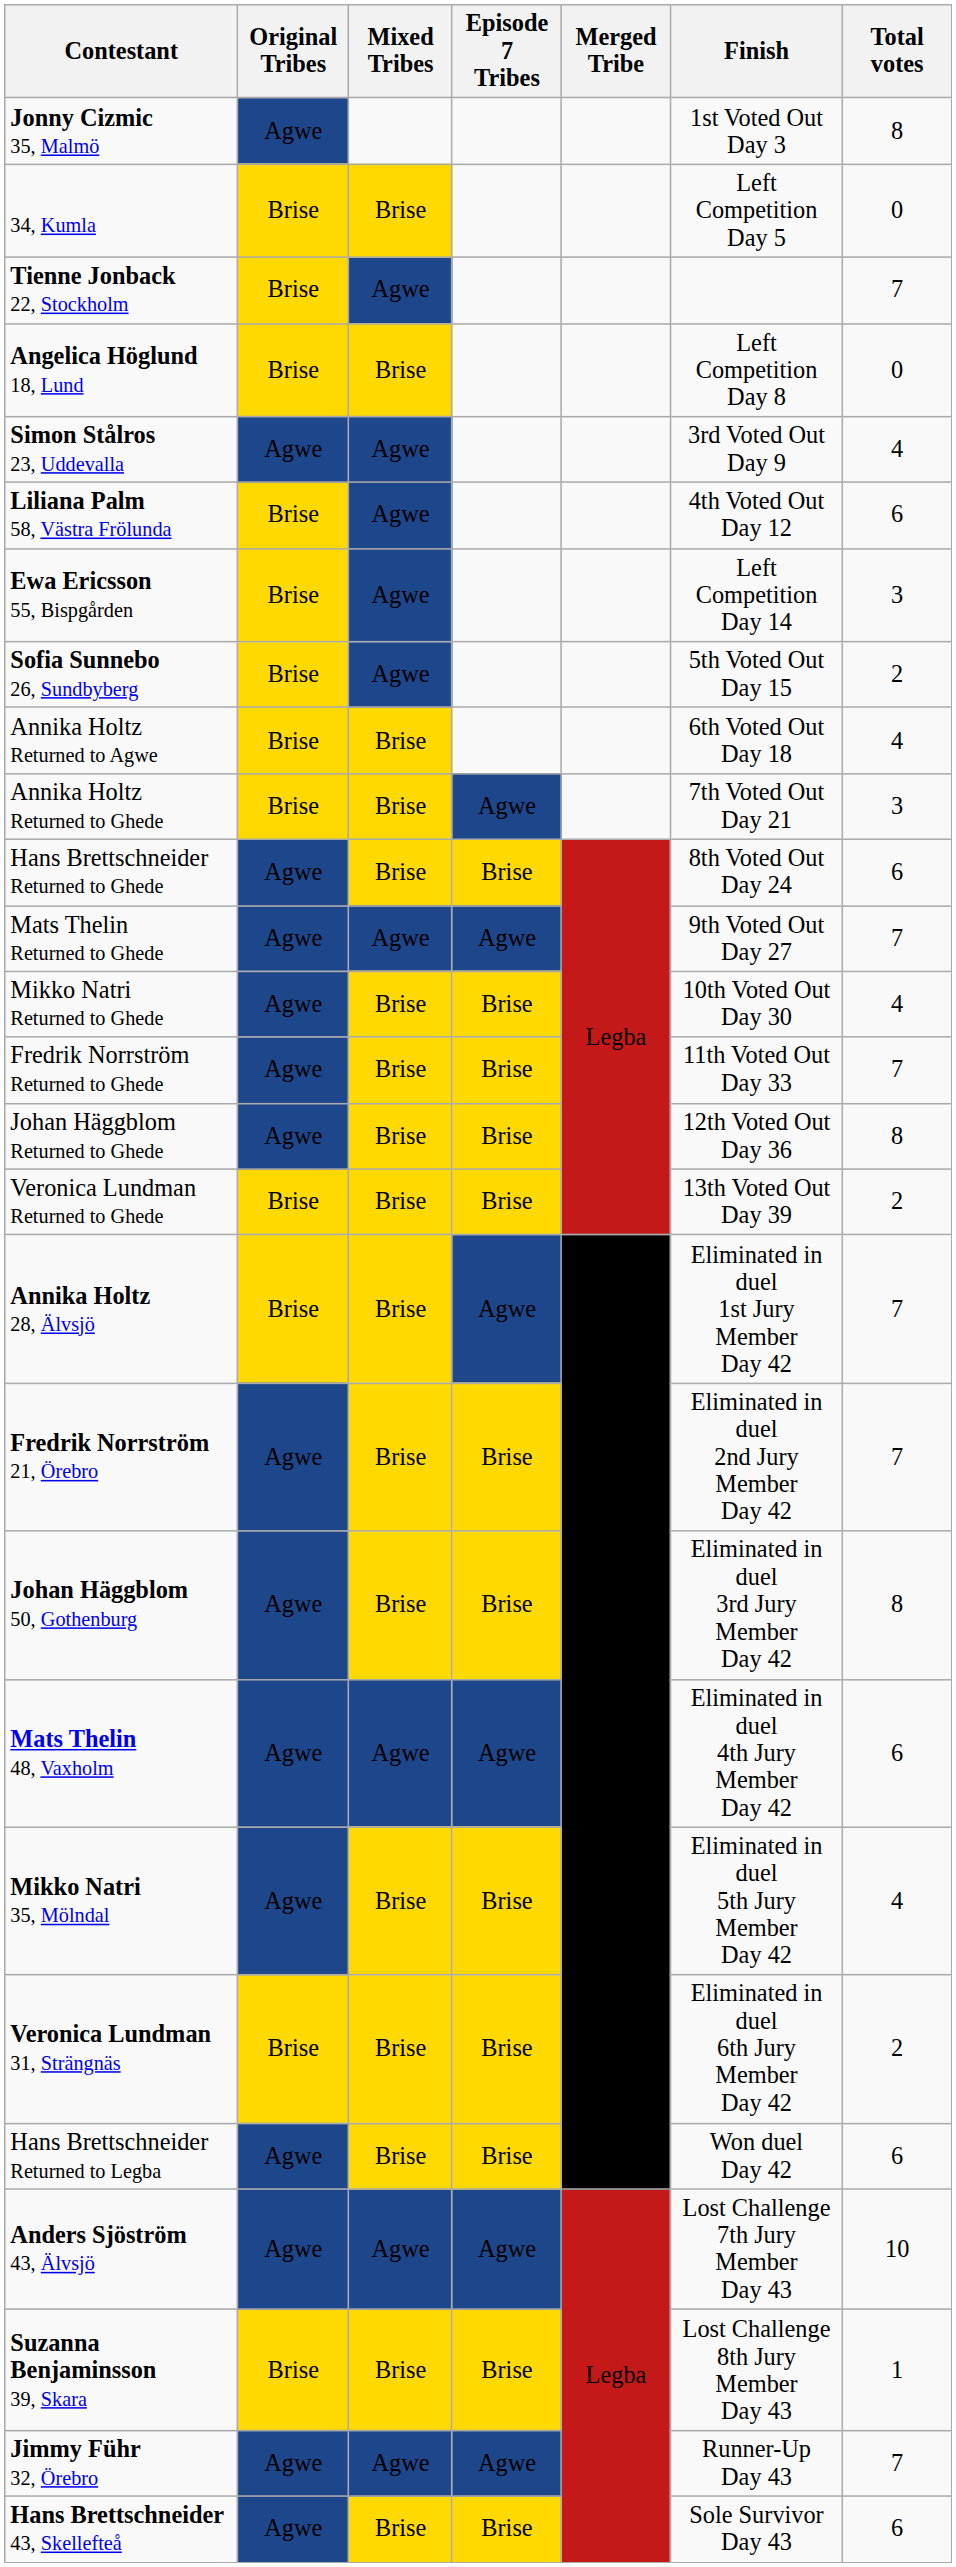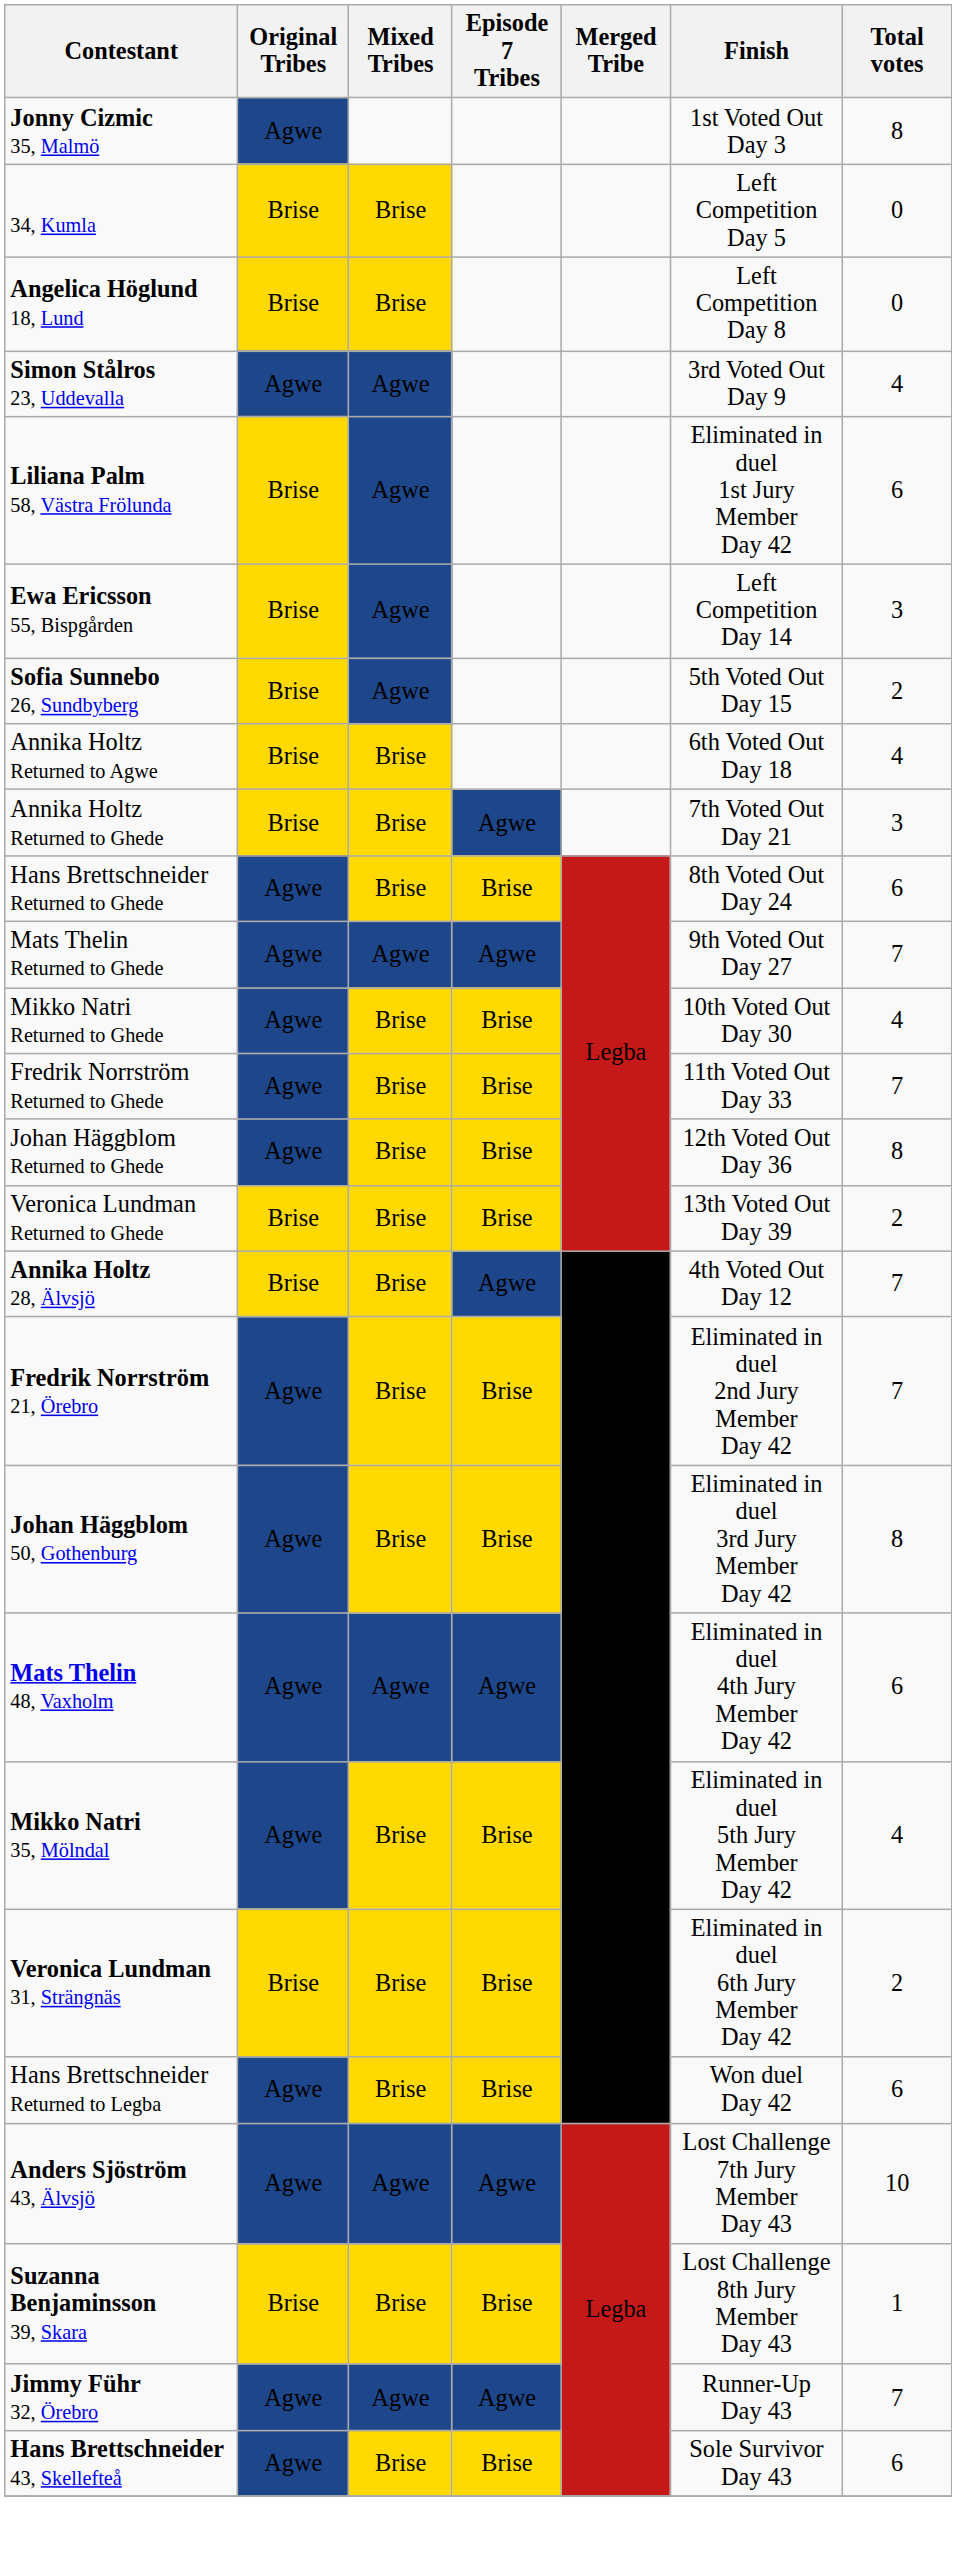- row: (93, 289)
(757, 515) 4th Voted Out Day 12 -> (756, 490) Eliminated in duel 1st Jury Member Day 42
(756, 1308) Eliminated in duel 1st Jury Member Day 42 -> (757, 1283) 4th Voted Out Day 12
